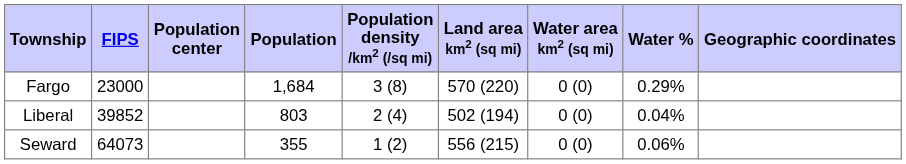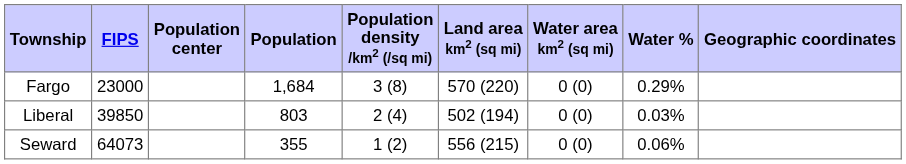(120, 115) 39852 -> (120, 115) 39850
(661, 115) 0.04% -> (661, 115) 0.03%
